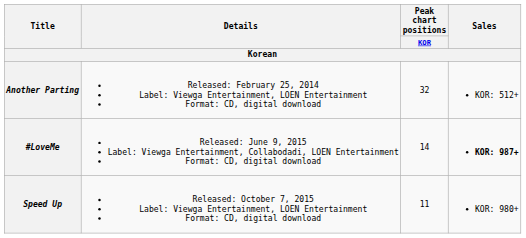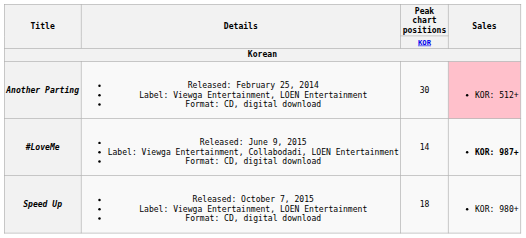(424, 90) 32 -> (424, 90) 30
(484, 95) no background -> (484, 95) pink background
(424, 204) 11 -> (424, 204) 18
